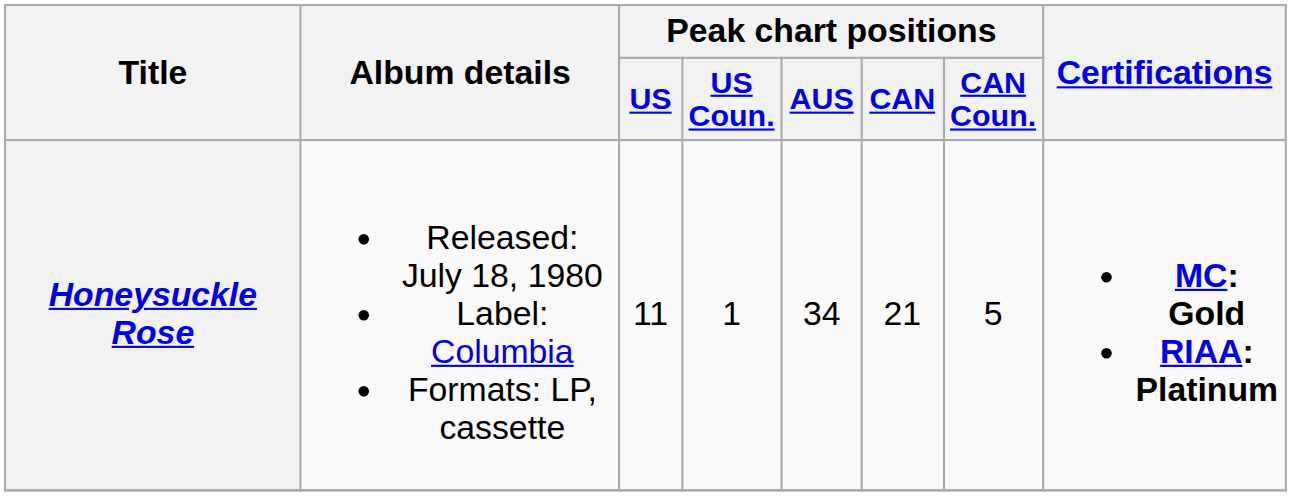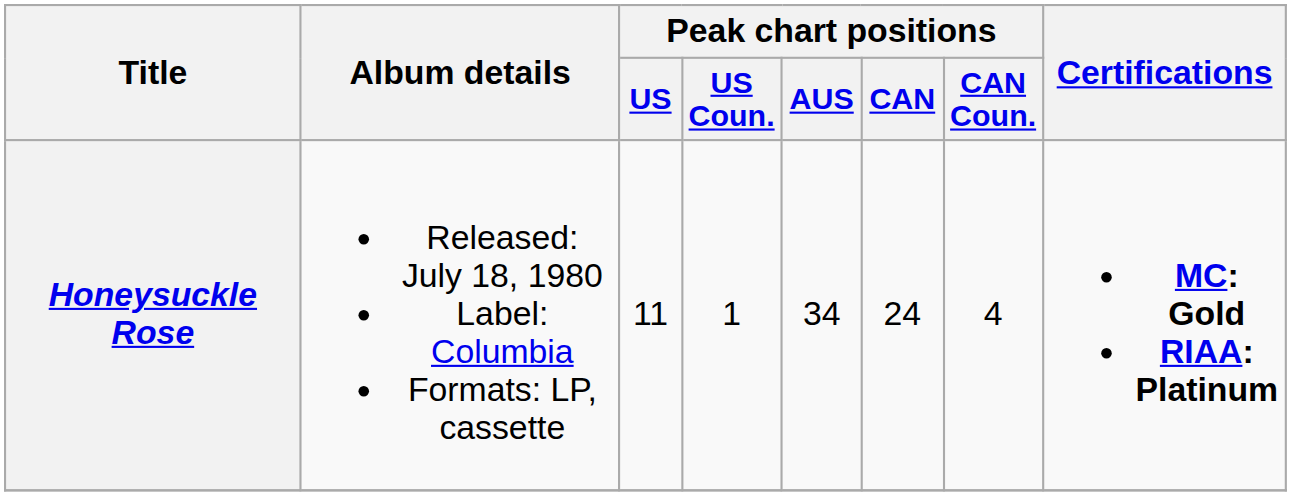(902, 314) 21 -> (902, 314) 24
(993, 314) 5 -> (993, 314) 4
